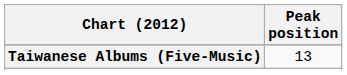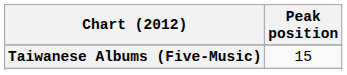(303, 57) 13 -> (303, 57) 15
